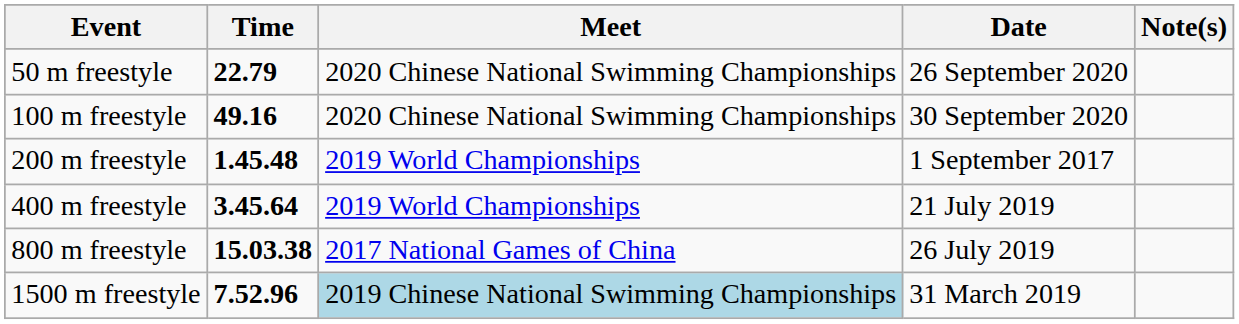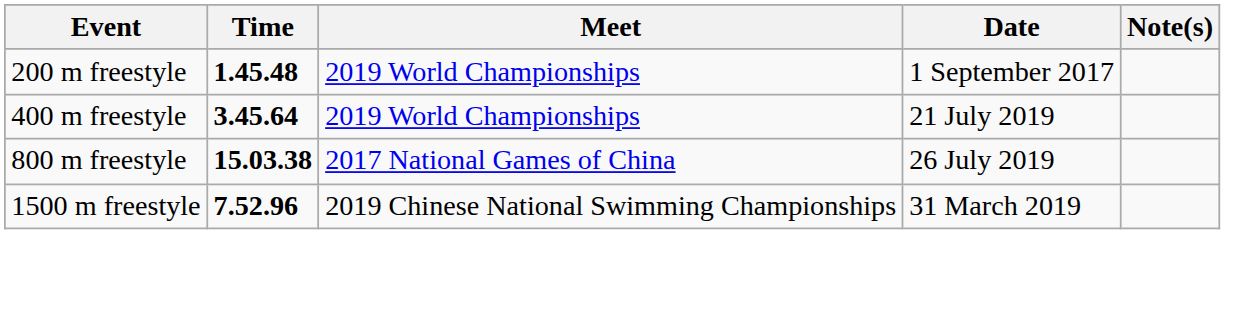- row: (92, 71)
- row: (99, 116)
(611, 294) lightblue background -> (611, 205) no background
